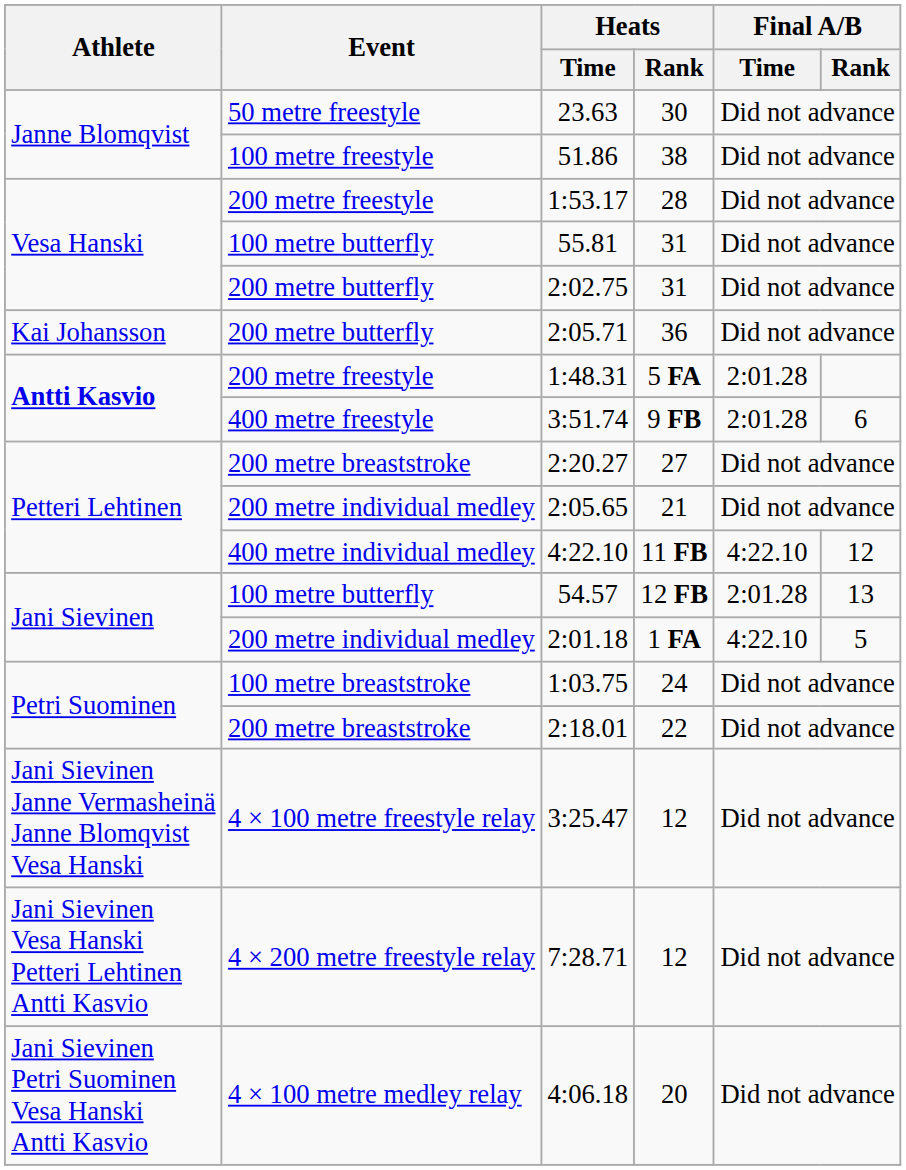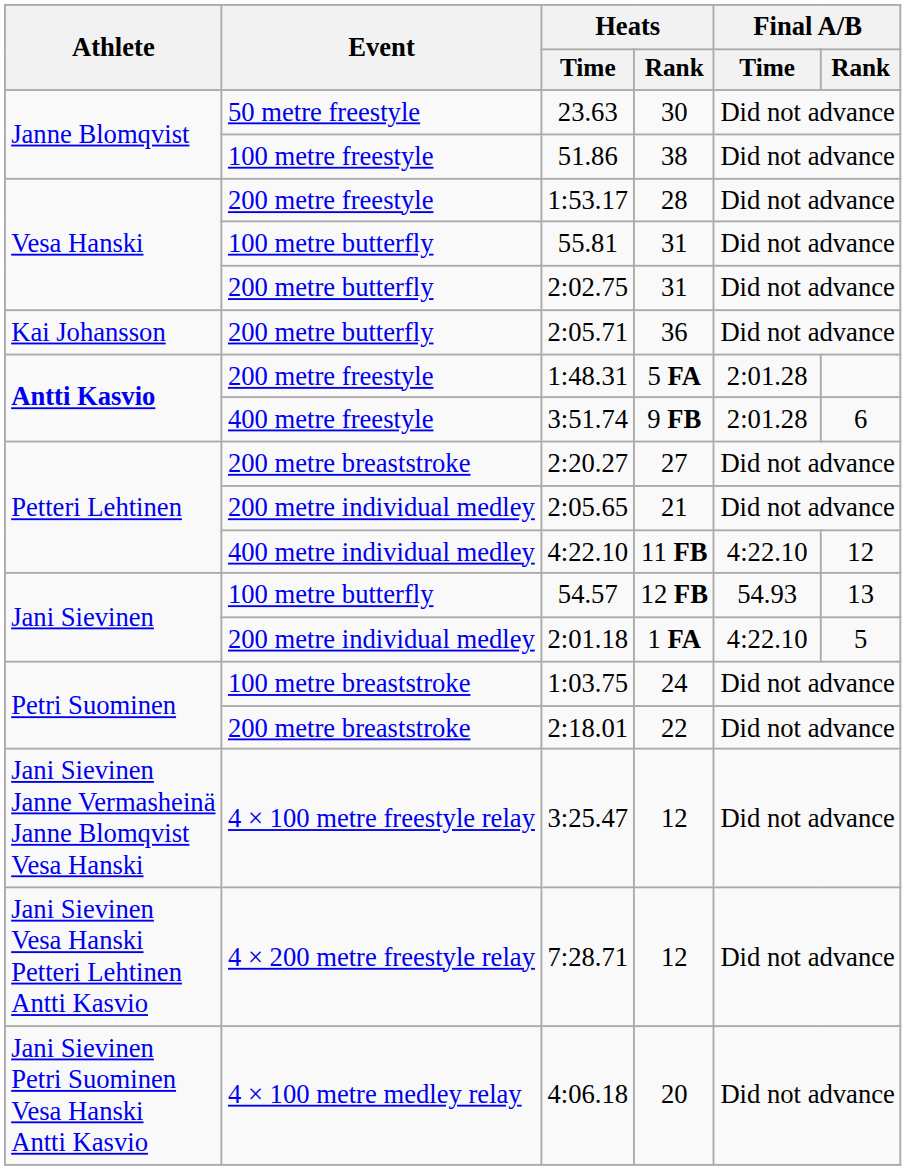(767, 595) 2:01.28 -> (767, 595) 54.93
